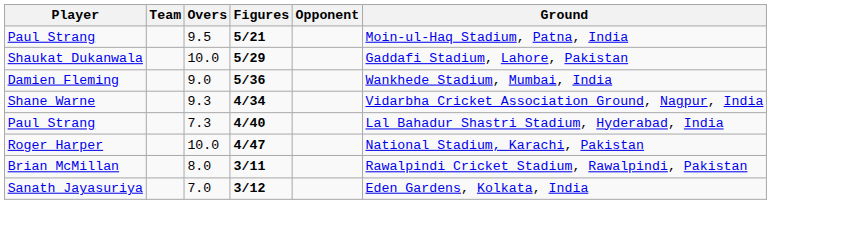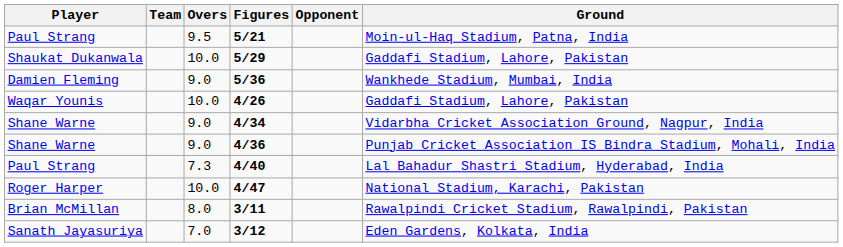+ row: (249, 102)
(199, 102) 9.3 -> (199, 123) 9.0
+ row: (249, 145)
